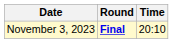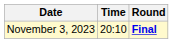columns swapped: (152, 13) <-> (117, 13)
